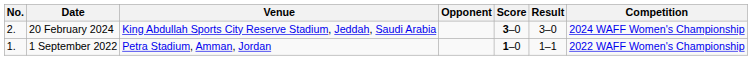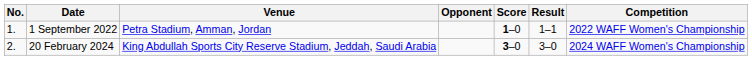rows swapped: (73, 47) <-> (71, 30)
